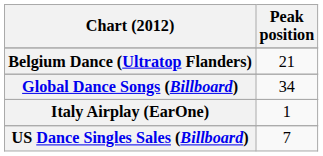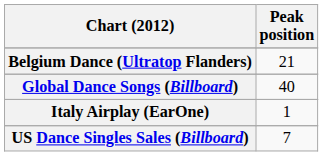(287, 86) 34 -> (287, 86) 40
